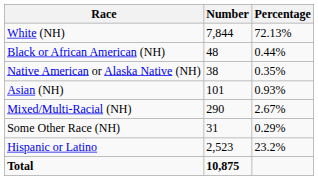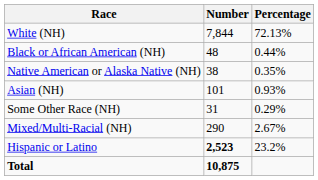rows swapped: (64, 128) <-> (69, 109)
(220, 147) normal -> (220, 147) bold
